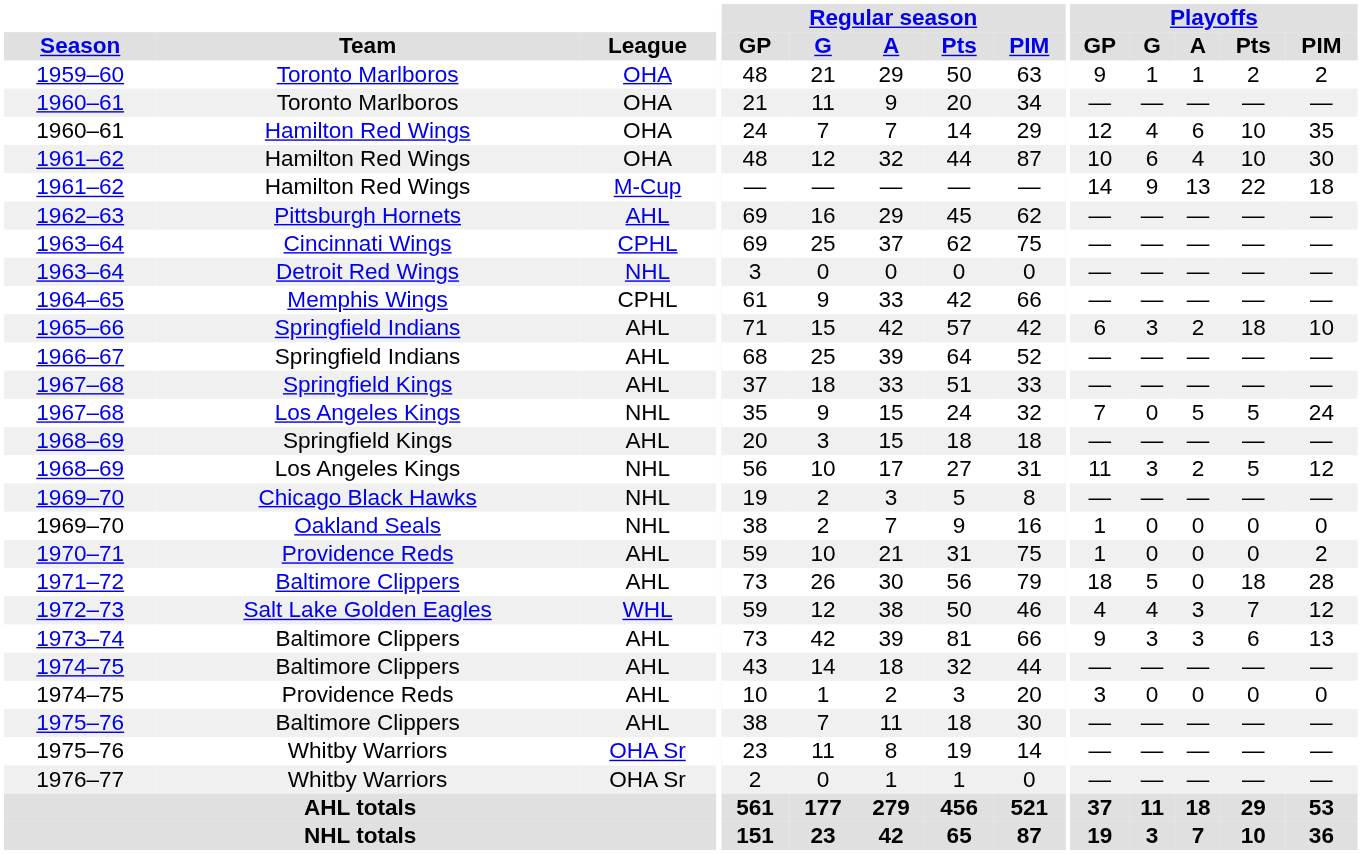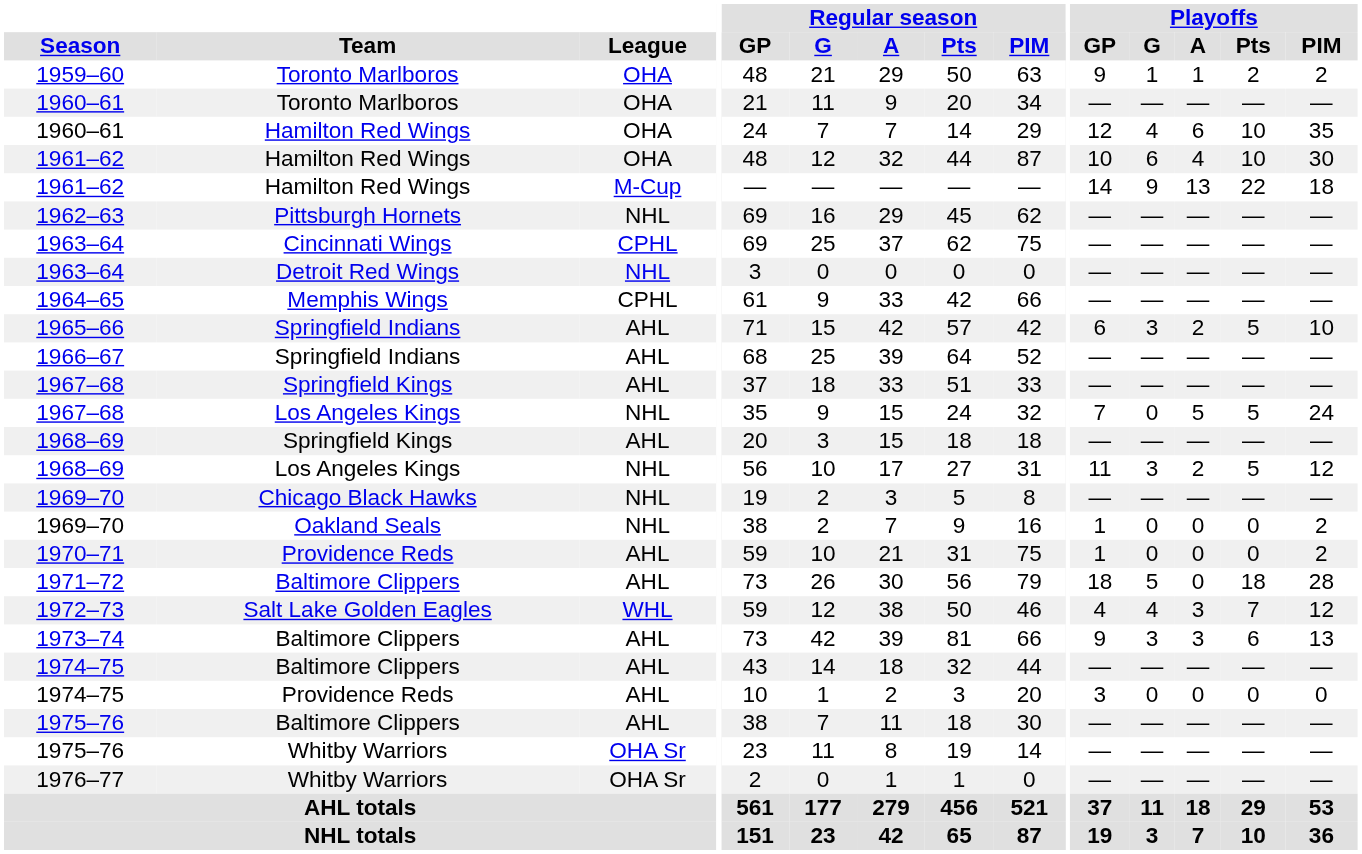(648, 215) AHL -> (648, 215) NHL
(1253, 328) 18 -> (1253, 328) 5
(1321, 525) 0 -> (1321, 525) 2
